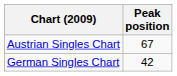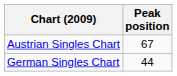(147, 62) 42 -> (147, 62) 44
